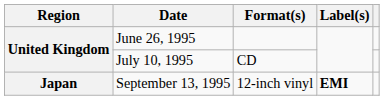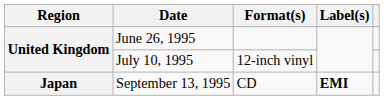(247, 60) CD -> (275, 60) 12-inch vinyl
(275, 83) 12-inch vinyl -> (247, 83) CD
